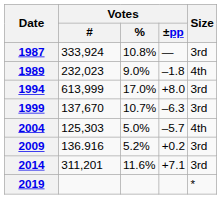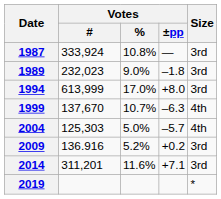(199, 70) 4th -> (199, 70) 3rd
(199, 108) 3rd -> (199, 108) 4th
